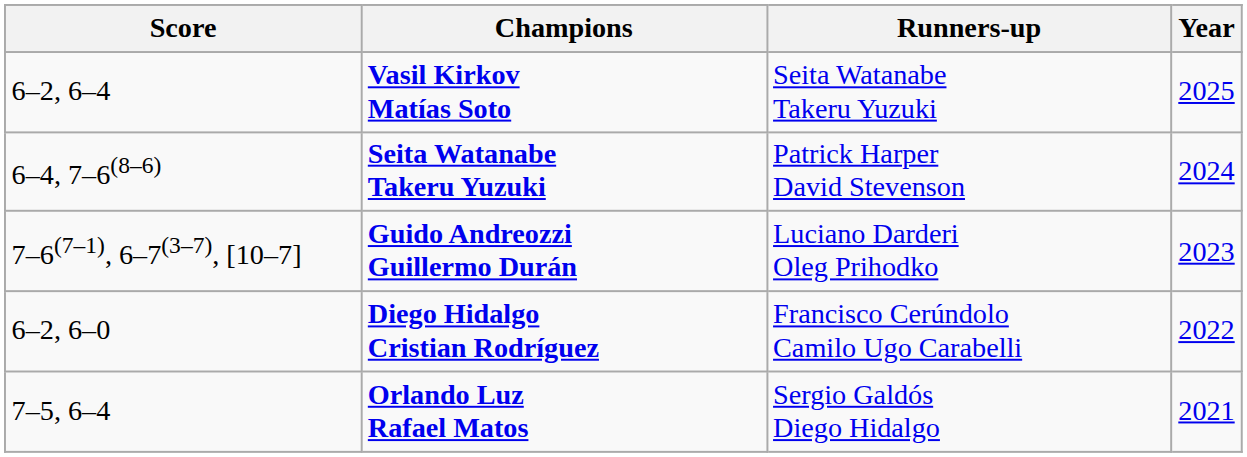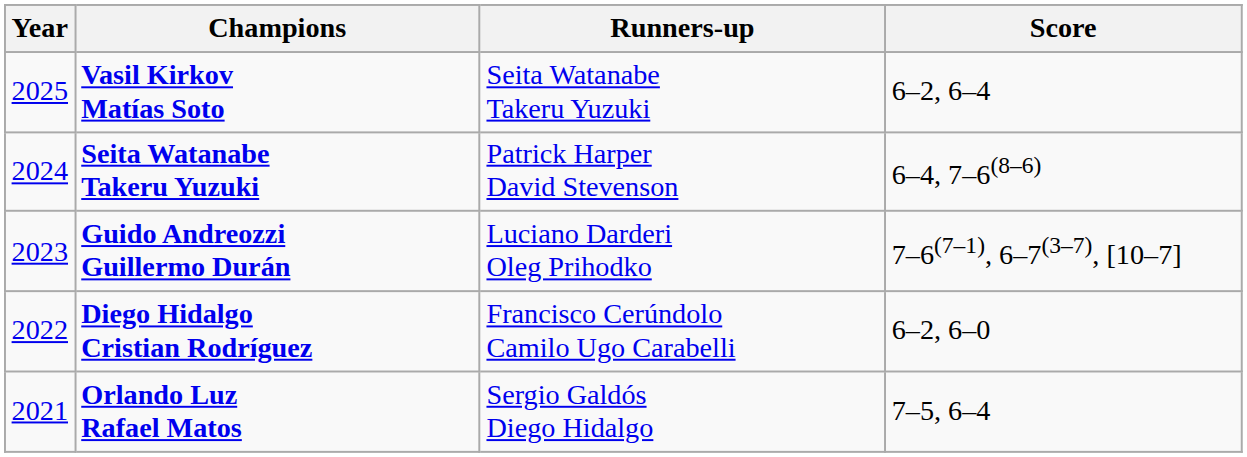columns swapped: (1206, 28) <-> (183, 28)
